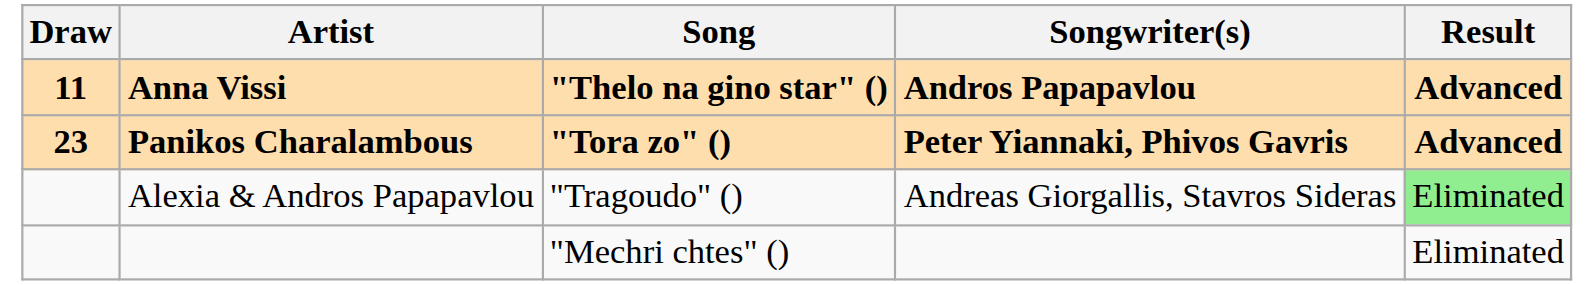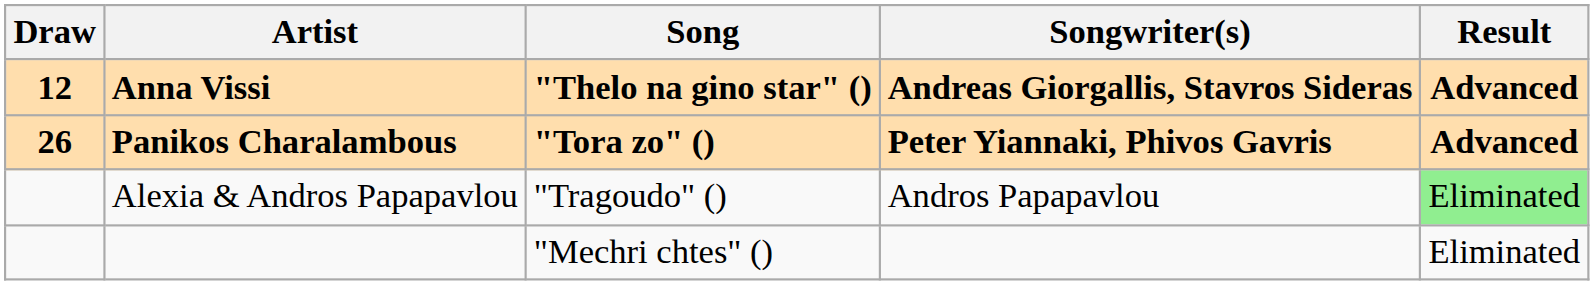(71, 86) 11 -> (55, 86) 12
(1050, 86) Andros Papapavlou -> (1150, 86) Andreas Giorgallis, Stavros Sideras
(71, 141) 23 -> (55, 141) 26
(1150, 196) Andreas Giorgallis, Stavros Sideras -> (1023, 196) Andros Papapavlou
